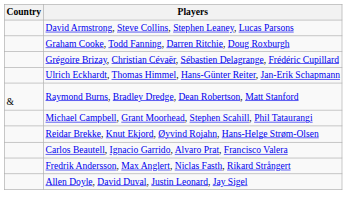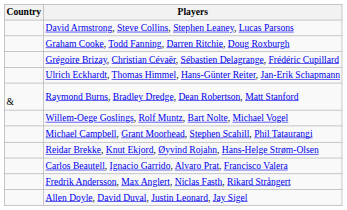+ row: (167, 118)
